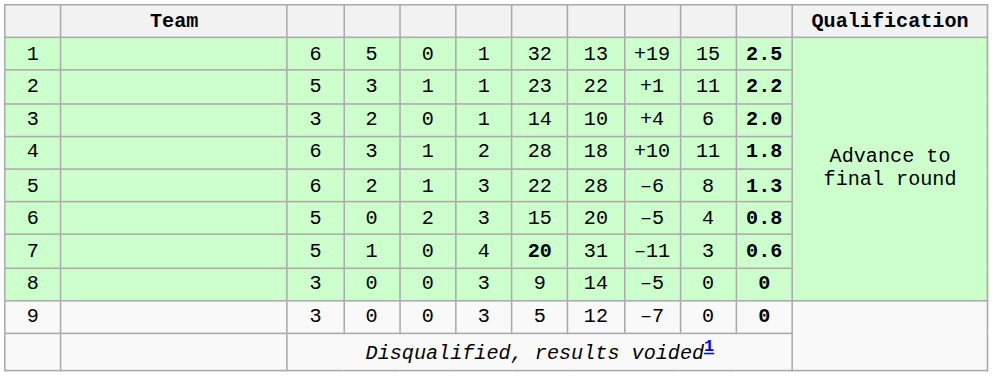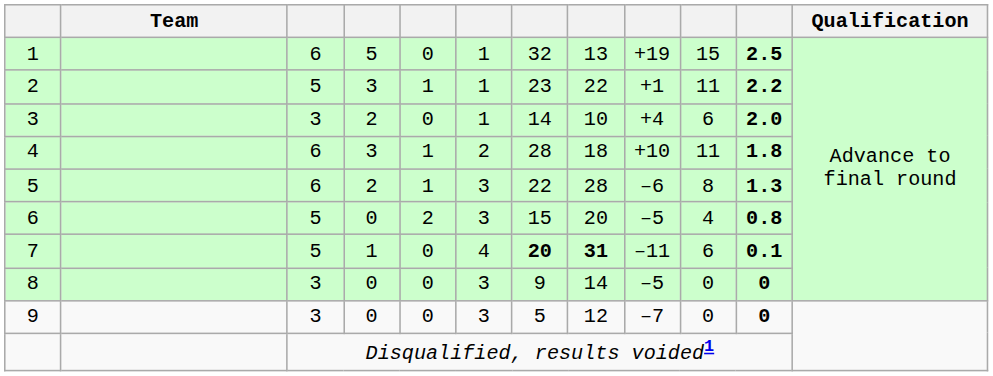(596, 251) normal -> (596, 251) bold
(708, 251) 3 -> (708, 251) 6
(764, 251) 0.6 -> (764, 251) 0.1
